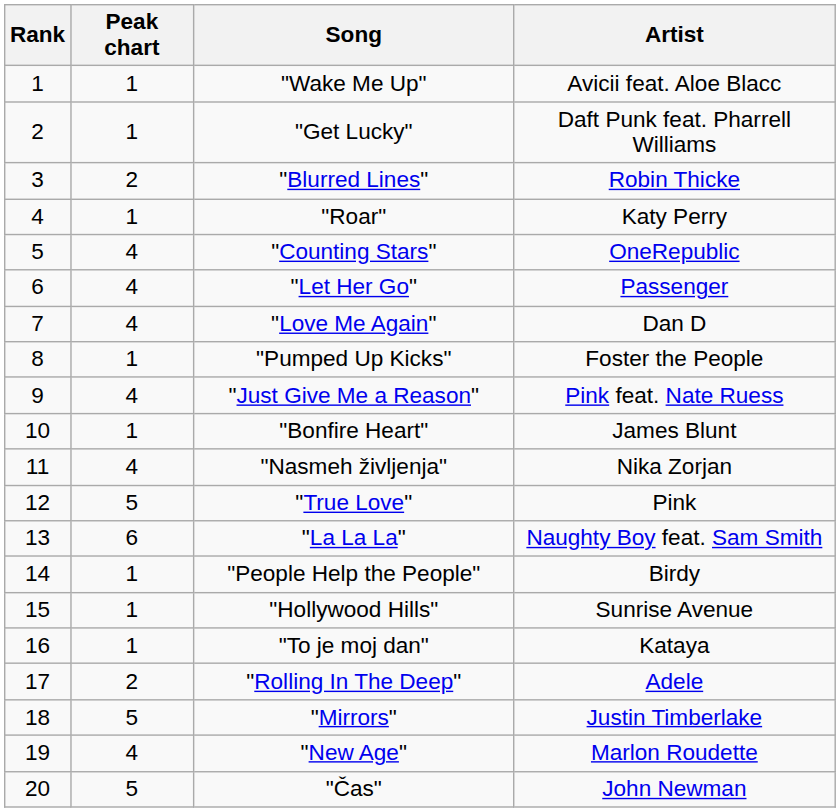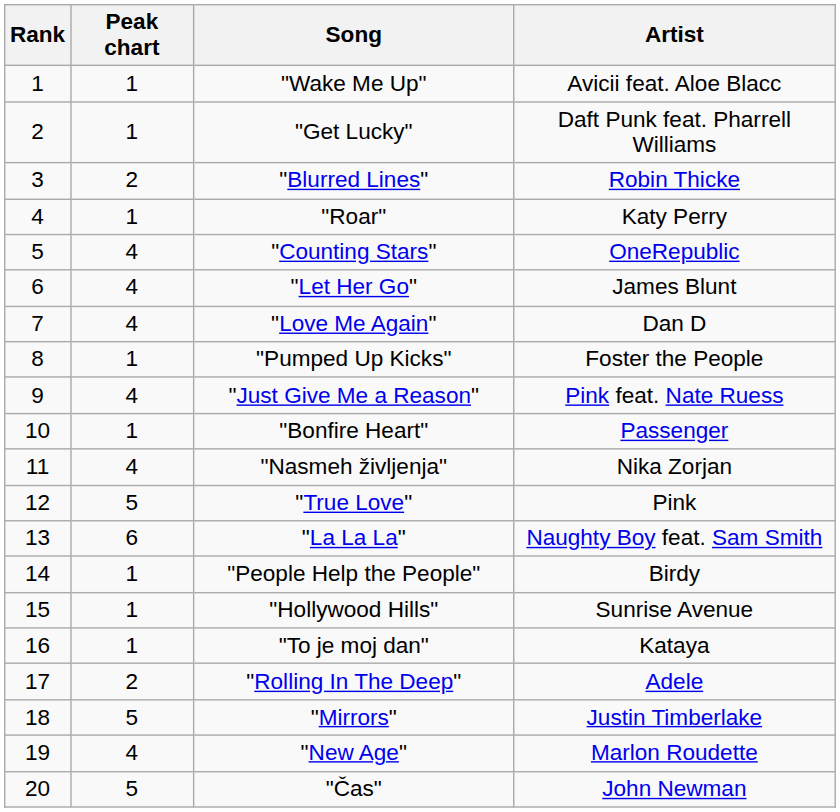(674, 287) Passenger -> (674, 287) James Blunt
(674, 430) James Blunt -> (674, 430) Passenger
